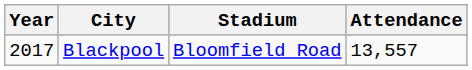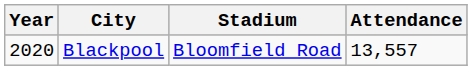(32, 50) 2017 -> (32, 50) 2020
